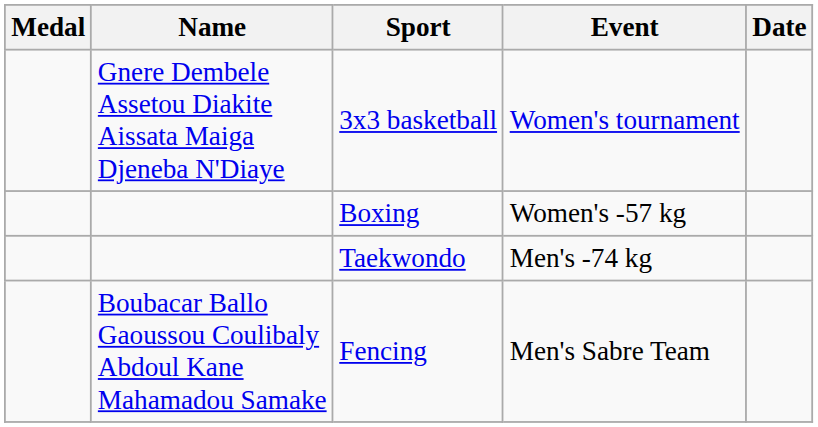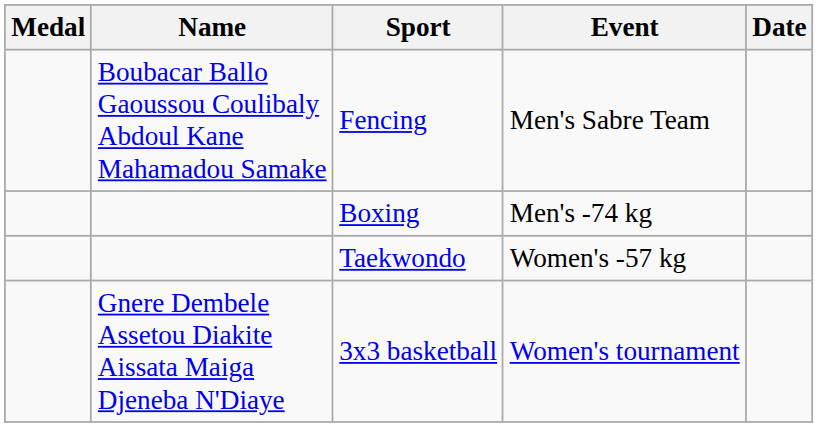rows swapped: (418, 120) <-> (383, 351)
(598, 213) Women's -57 kg -> (581, 213) Men's -74 kg
(581, 258) Men's -74 kg -> (598, 258) Women's -57 kg
